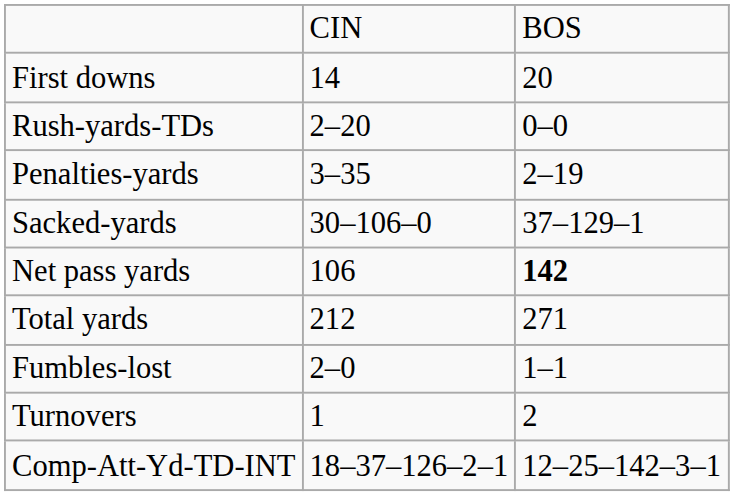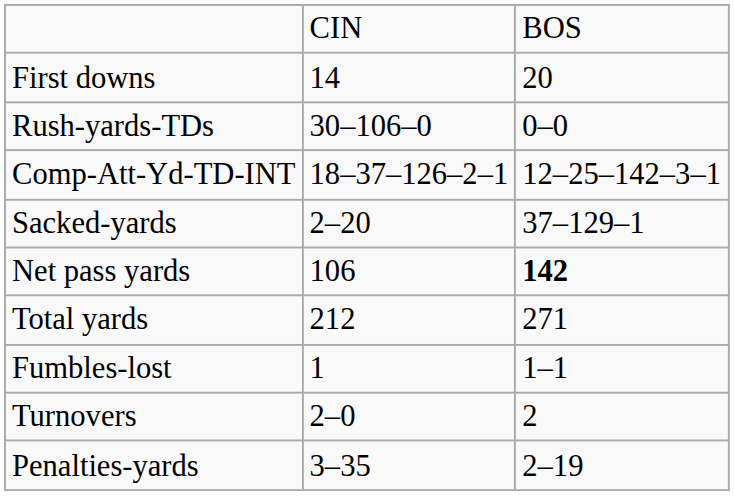(340, 125) 2–20 -> (371, 125) 30–106–0
rows swapped: (154, 464) <-> (105, 174)
(371, 222) 30–106–0 -> (340, 222) 2–20
(332, 367) 2–0 -> (317, 367) 1
(317, 416) 1 -> (332, 416) 2–0
